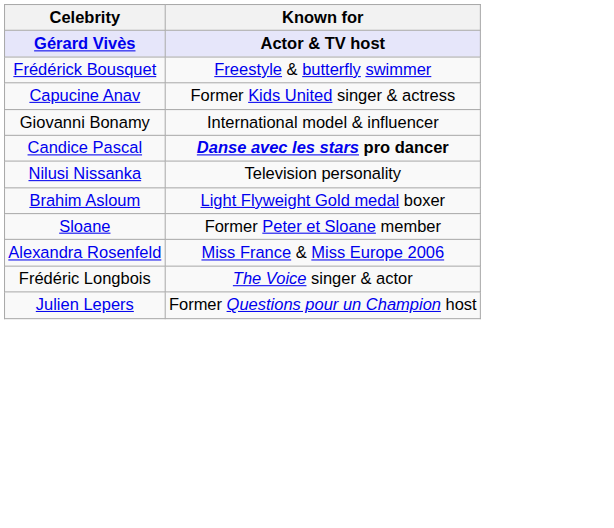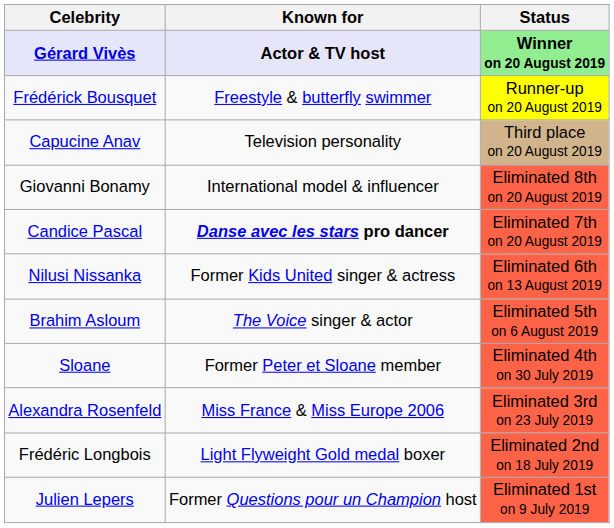+ column: (545, 17)
(323, 95) Former Kids United singer & actress -> (323, 142) Television personality
(323, 174) Television personality -> (323, 276) Former Kids United singer & actress
(323, 200) Light Flyweight Gold medal boxer -> (323, 321) The Voice singer & actor
(323, 278) The Voice singer & actor -> (323, 455) Light Flyweight Gold medal boxer
